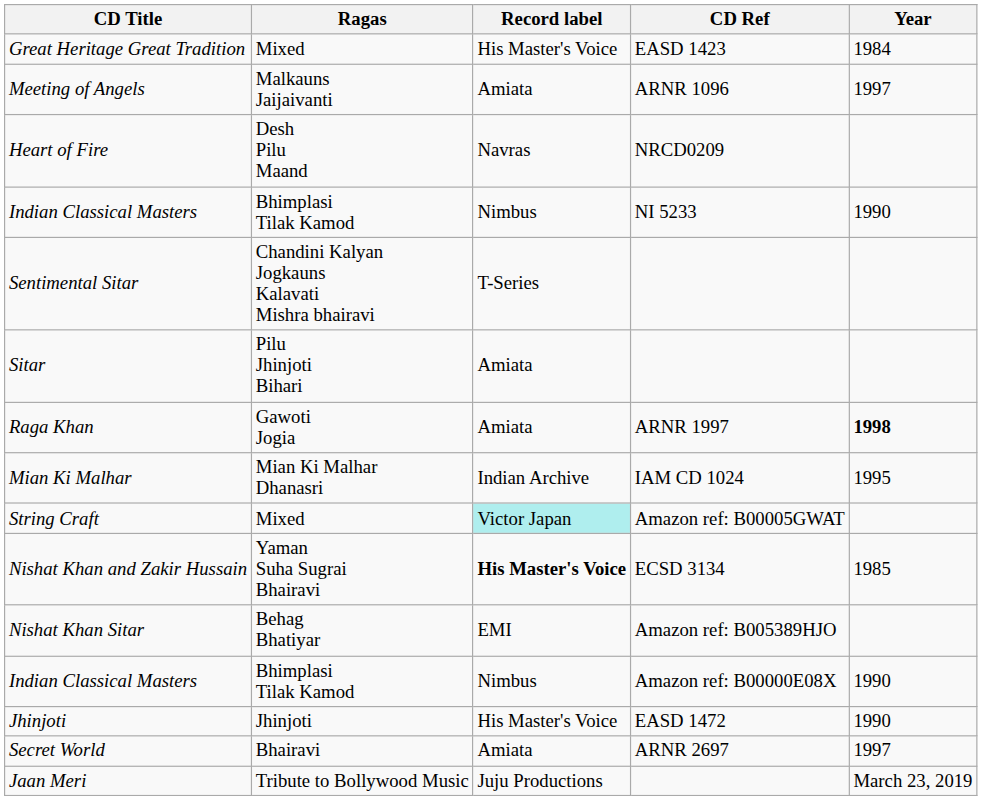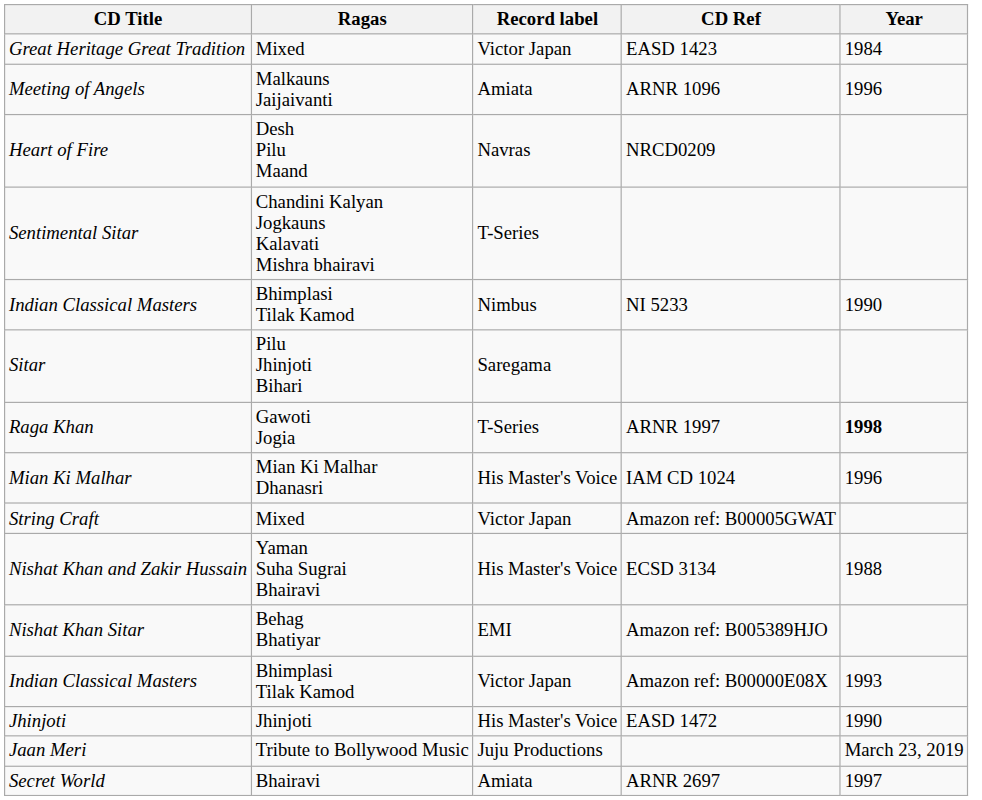(547, 49) His Master's Voice -> (524, 49) Victor Japan
(872, 89) 1997 -> (863, 89) 1996
rows swapped: (103, 211) <-> (74, 283)
(505, 365) Amiata -> (514, 365) Saregama
(505, 427) Amiata -> (508, 427) T-Series
(533, 477) Indian Archive -> (547, 477) His Master's Voice
(872, 477) 1995 -> (863, 477) 1996
(524, 518) paleturquoise background -> (524, 518) no background
(552, 568) bold -> (547, 568) normal
(872, 568) 1985 -> (863, 568) 1988
(507, 680) Nimbus -> (524, 680) Victor Japan
(872, 680) 1990 -> (863, 680) 1993
rows swapped: (57, 750) <-> (48, 780)
